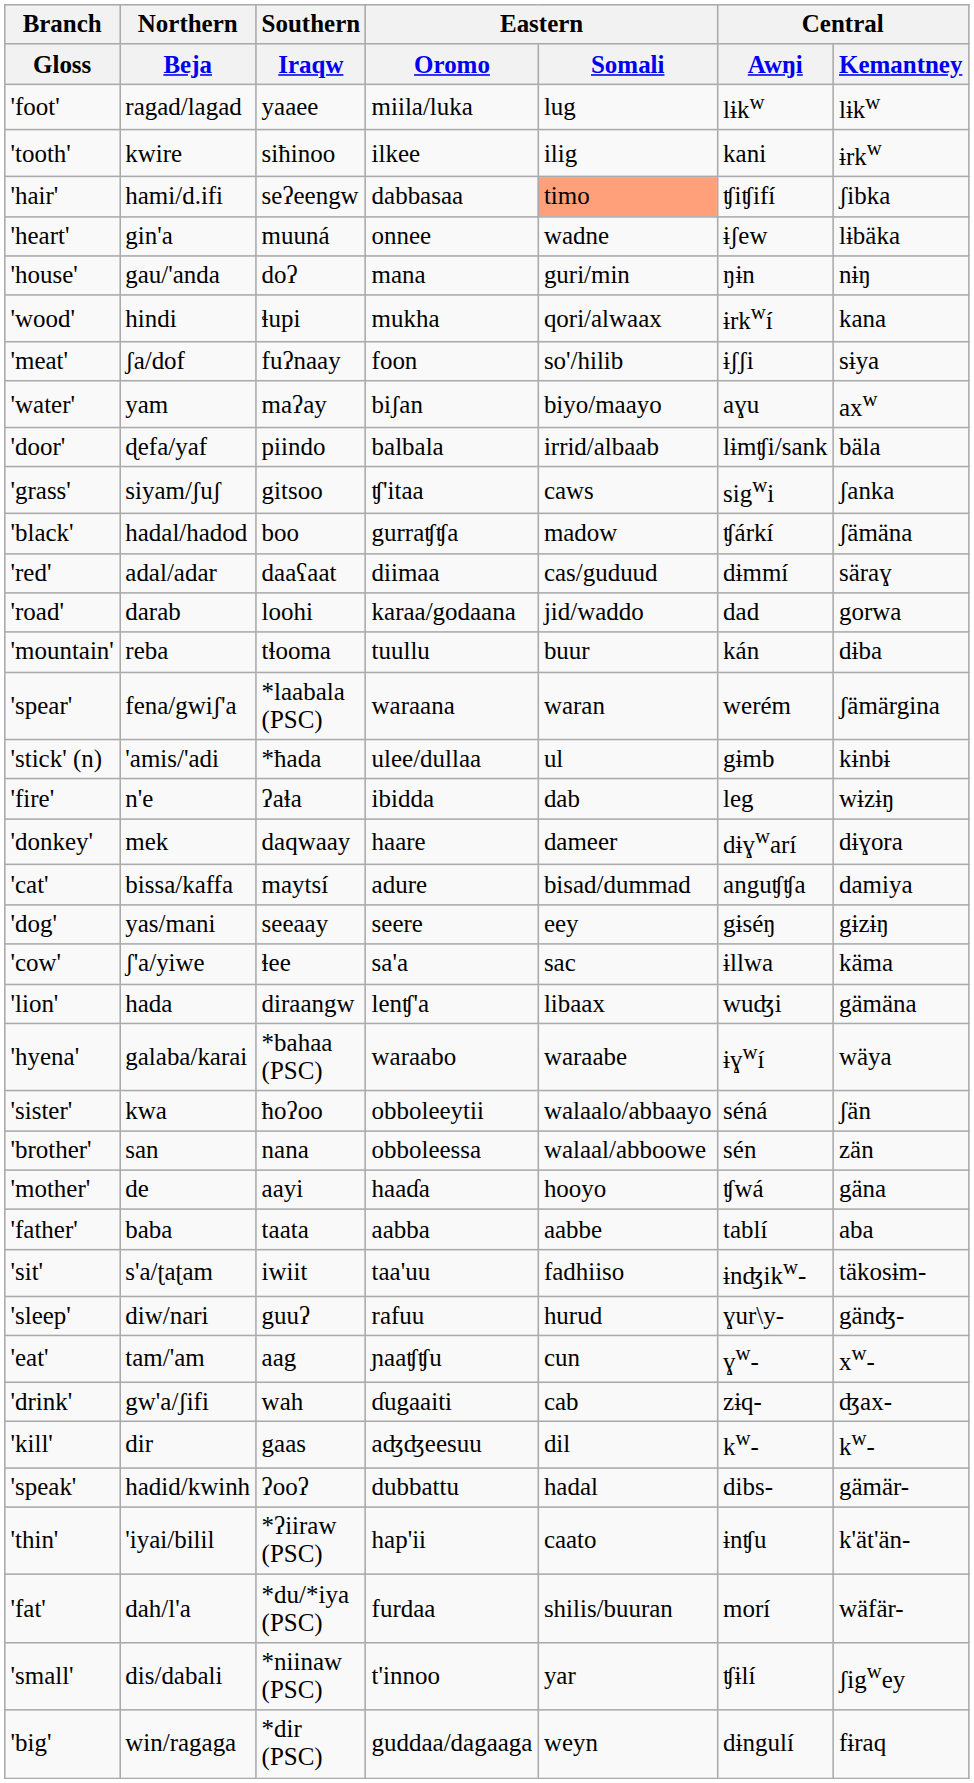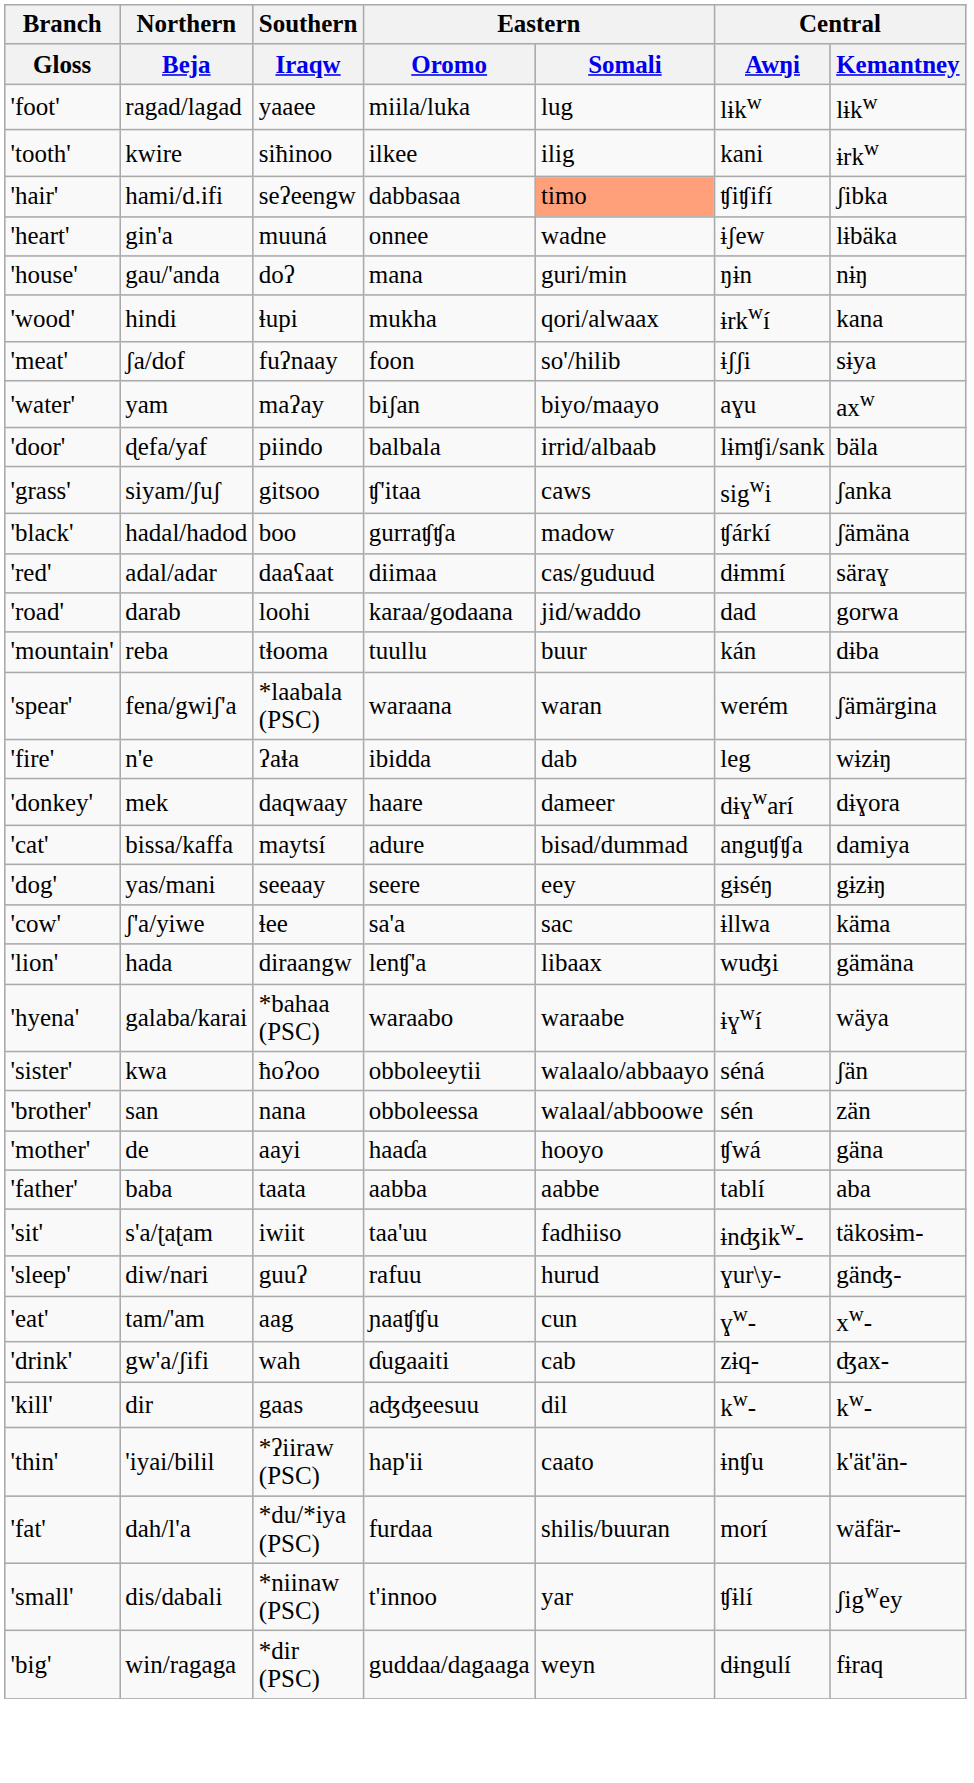- row: (56, 759)
- row: (43, 1487)
